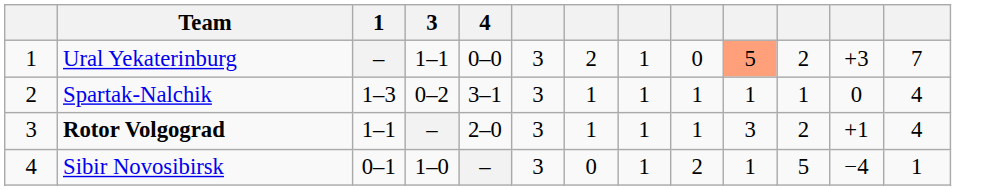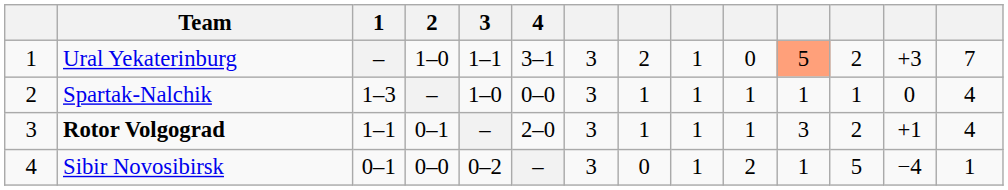+ column: (432, 22)
(485, 58) 0–0 -> (538, 58) 3–1
(432, 94) 0–2 -> (485, 94) 1–0
(485, 94) 3–1 -> (538, 94) 0–0
(432, 166) 1–0 -> (485, 166) 0–2
